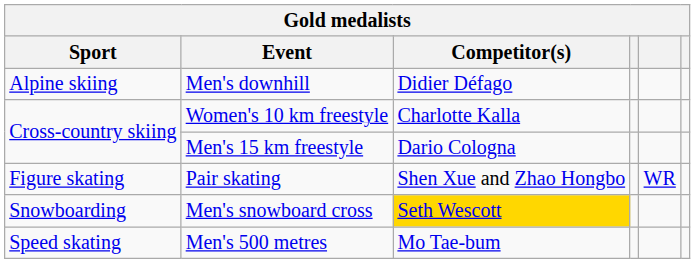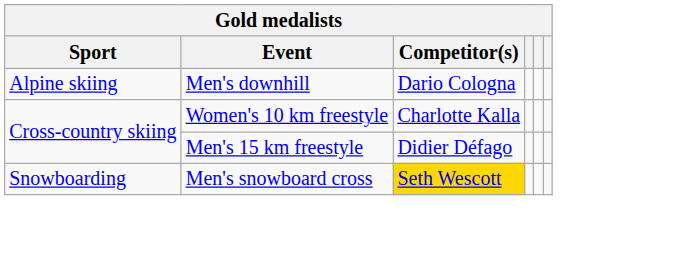(455, 83) Didier Défago -> (457, 83) Dario Cologna
(457, 147) Dario Cologna -> (455, 147) Didier Défago
- row: (233, 178)
- row: (256, 242)
